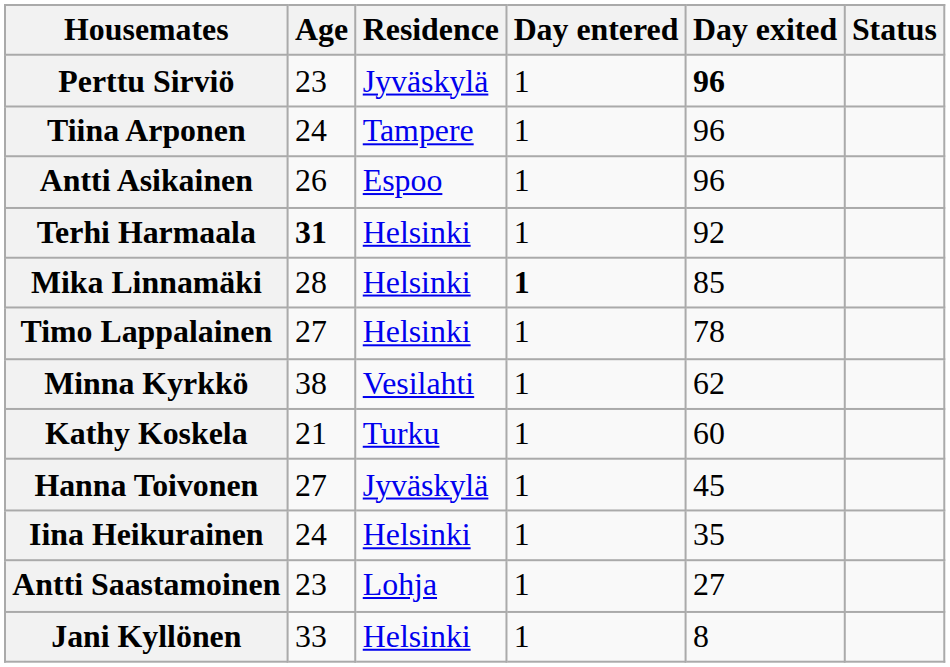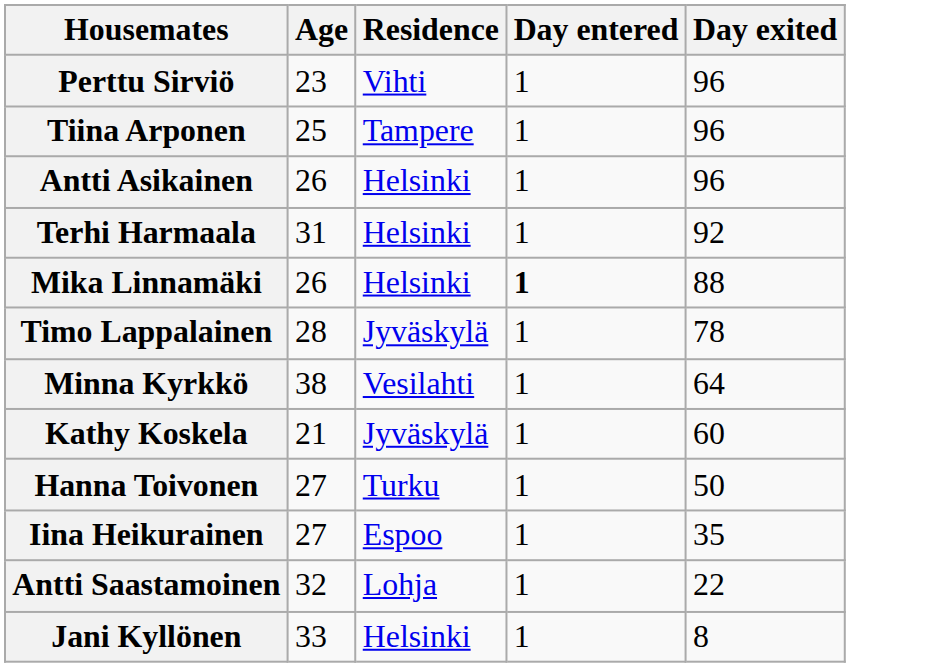- column: (894, 29)
(426, 80) Jyväskylä -> (395, 80) Vihti
(709, 80) bold -> (709, 80) normal
(311, 130) 24 -> (311, 130) 25
(403, 181) Espoo -> (417, 181) Helsinki
(311, 231) bold -> (311, 231) normal
(311, 282) 28 -> (311, 282) 26
(709, 282) 85 -> (709, 282) 88
(311, 332) 27 -> (311, 332) 28
(417, 332) Helsinki -> (426, 332) Jyväskylä
(709, 383) 62 -> (709, 383) 64
(401, 433) Turku -> (426, 433) Jyväskylä
(426, 484) Jyväskylä -> (401, 484) Turku
(709, 484) 45 -> (709, 484) 50
(311, 534) 24 -> (311, 534) 27
(417, 534) Helsinki -> (403, 534) Espoo
(311, 585) 23 -> (311, 585) 32
(709, 585) 27 -> (709, 585) 22
